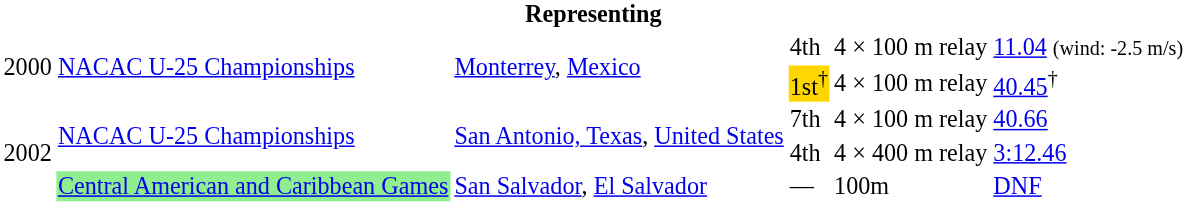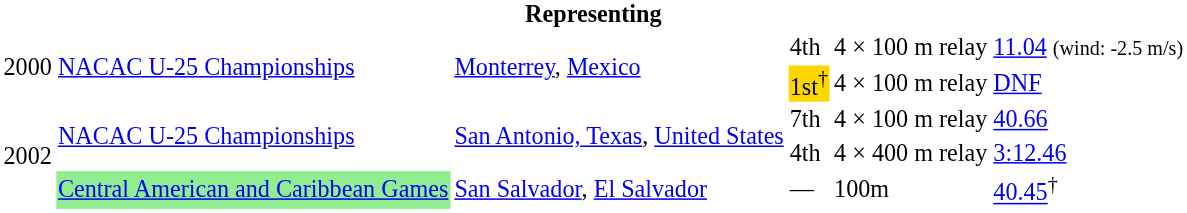(1026, 83) 40.45† -> (1018, 83) DNF
(1018, 186) DNF -> (1026, 189) 40.45†
